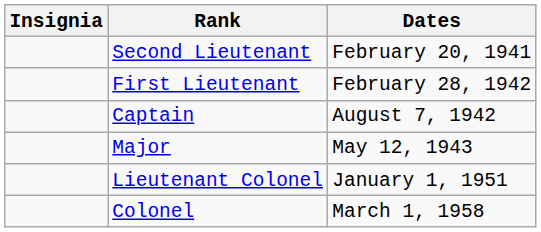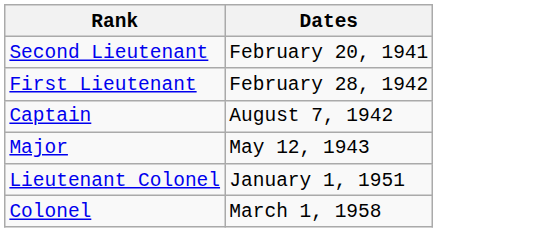- column: (56, 21)
